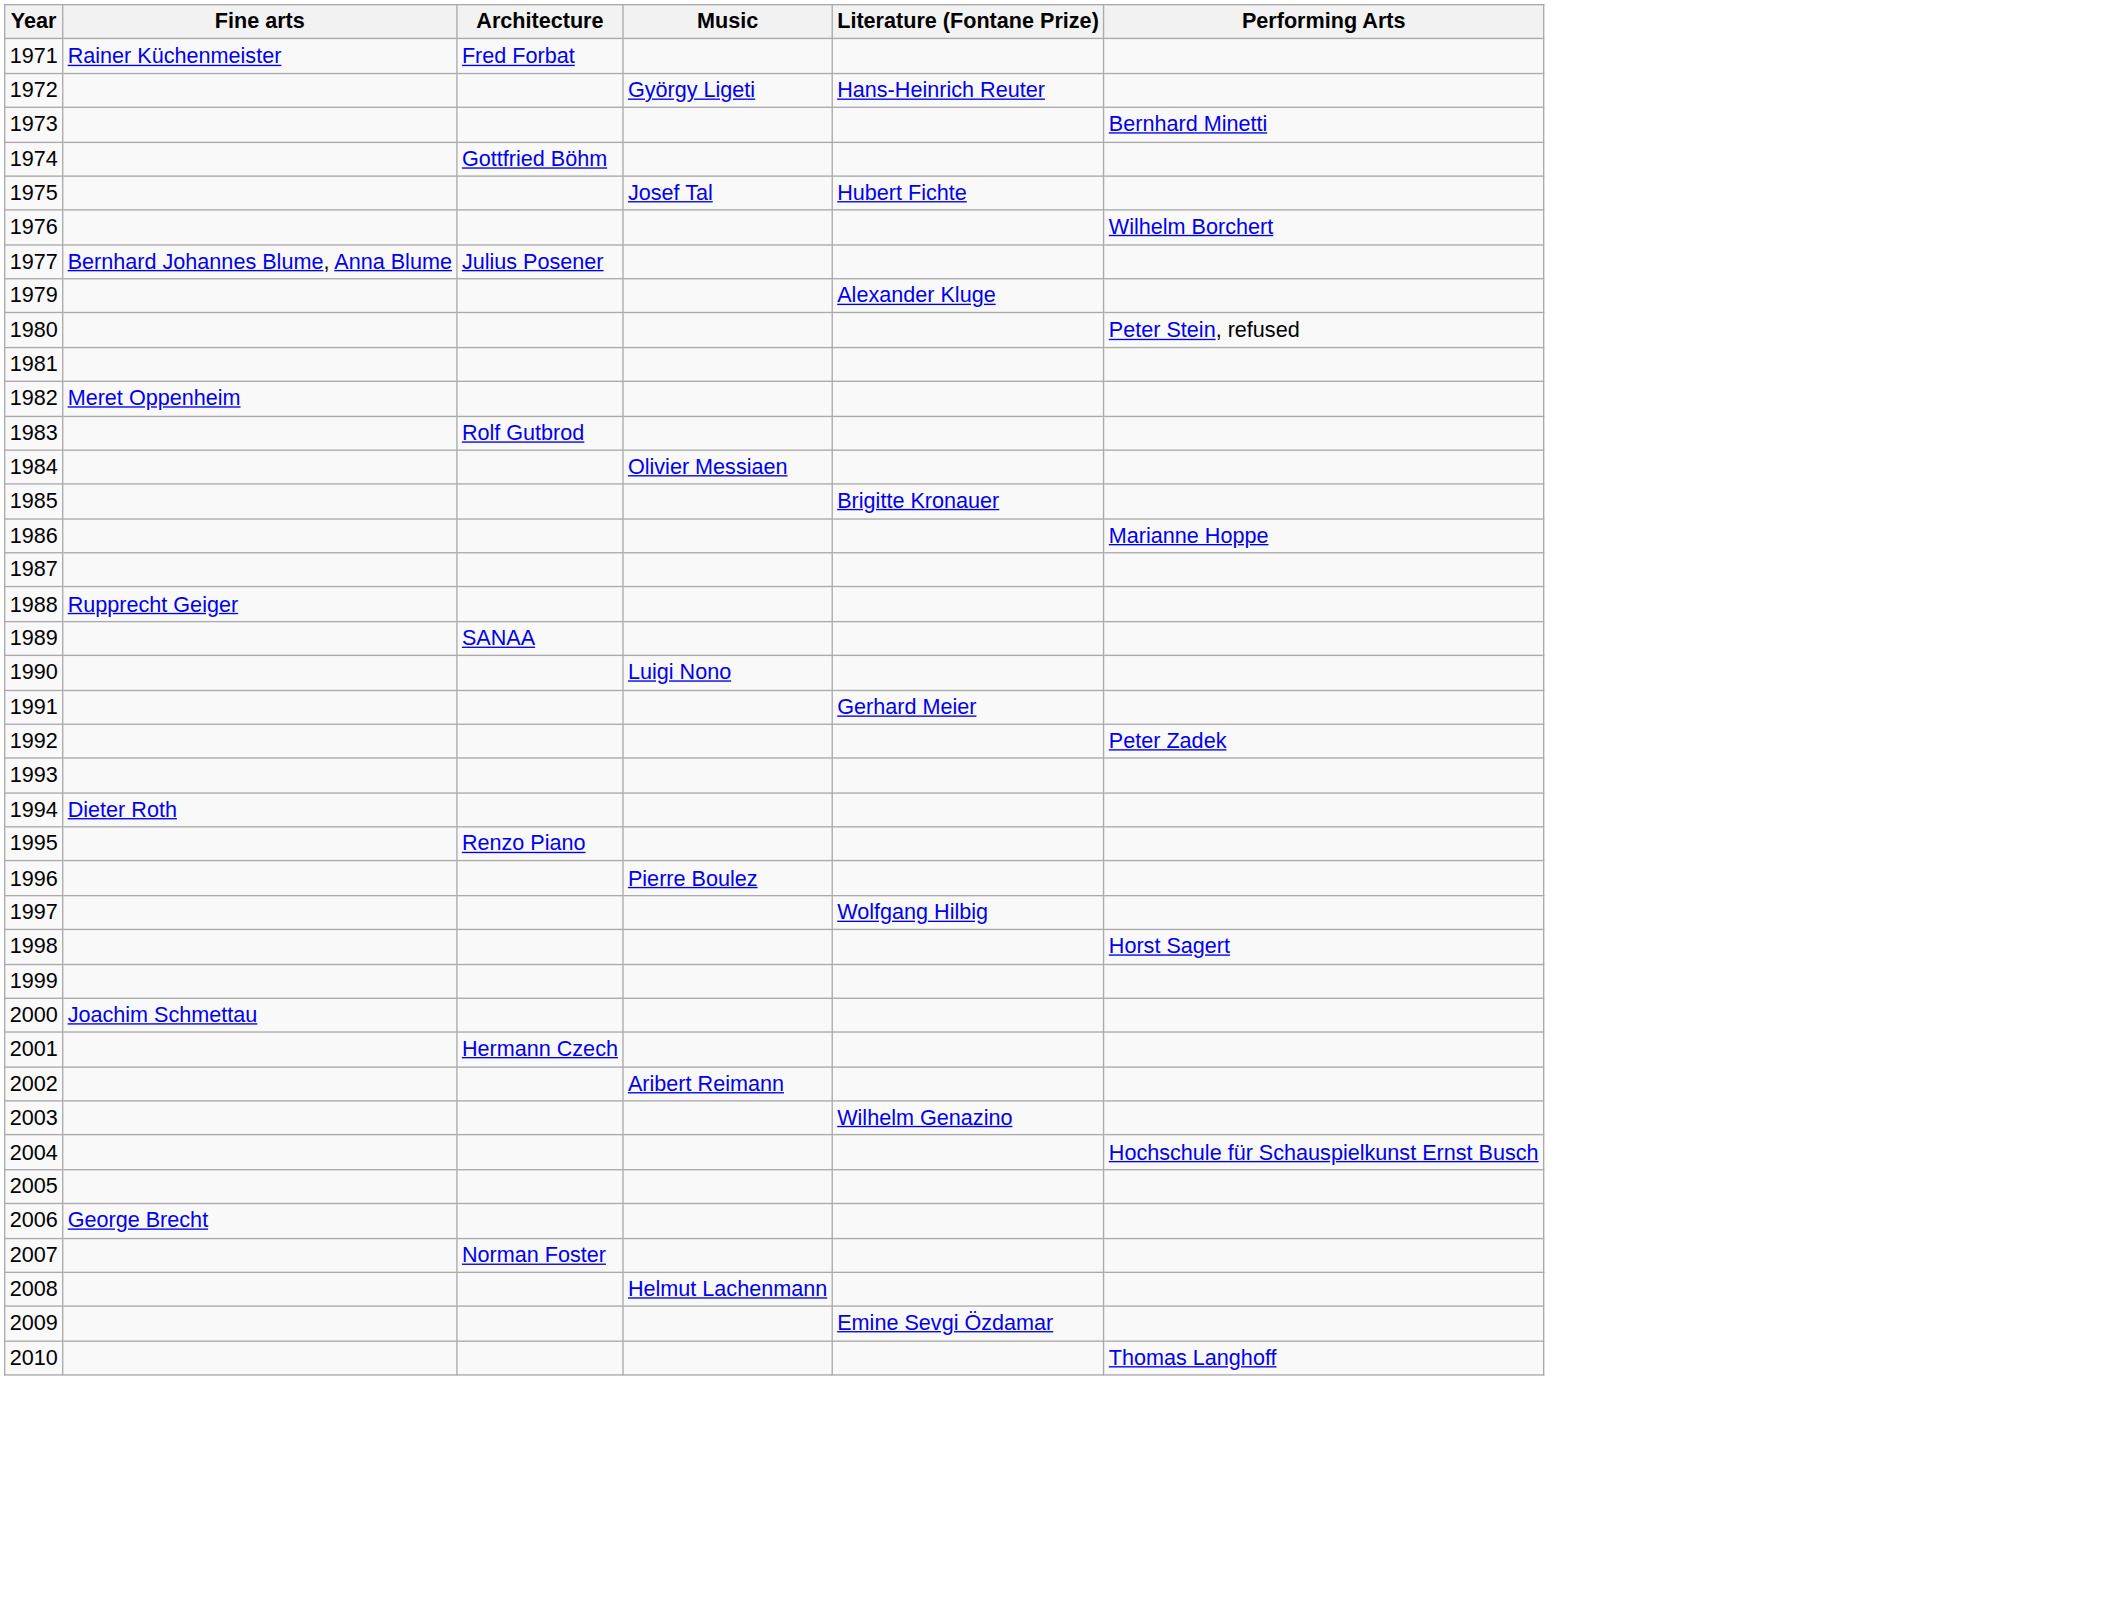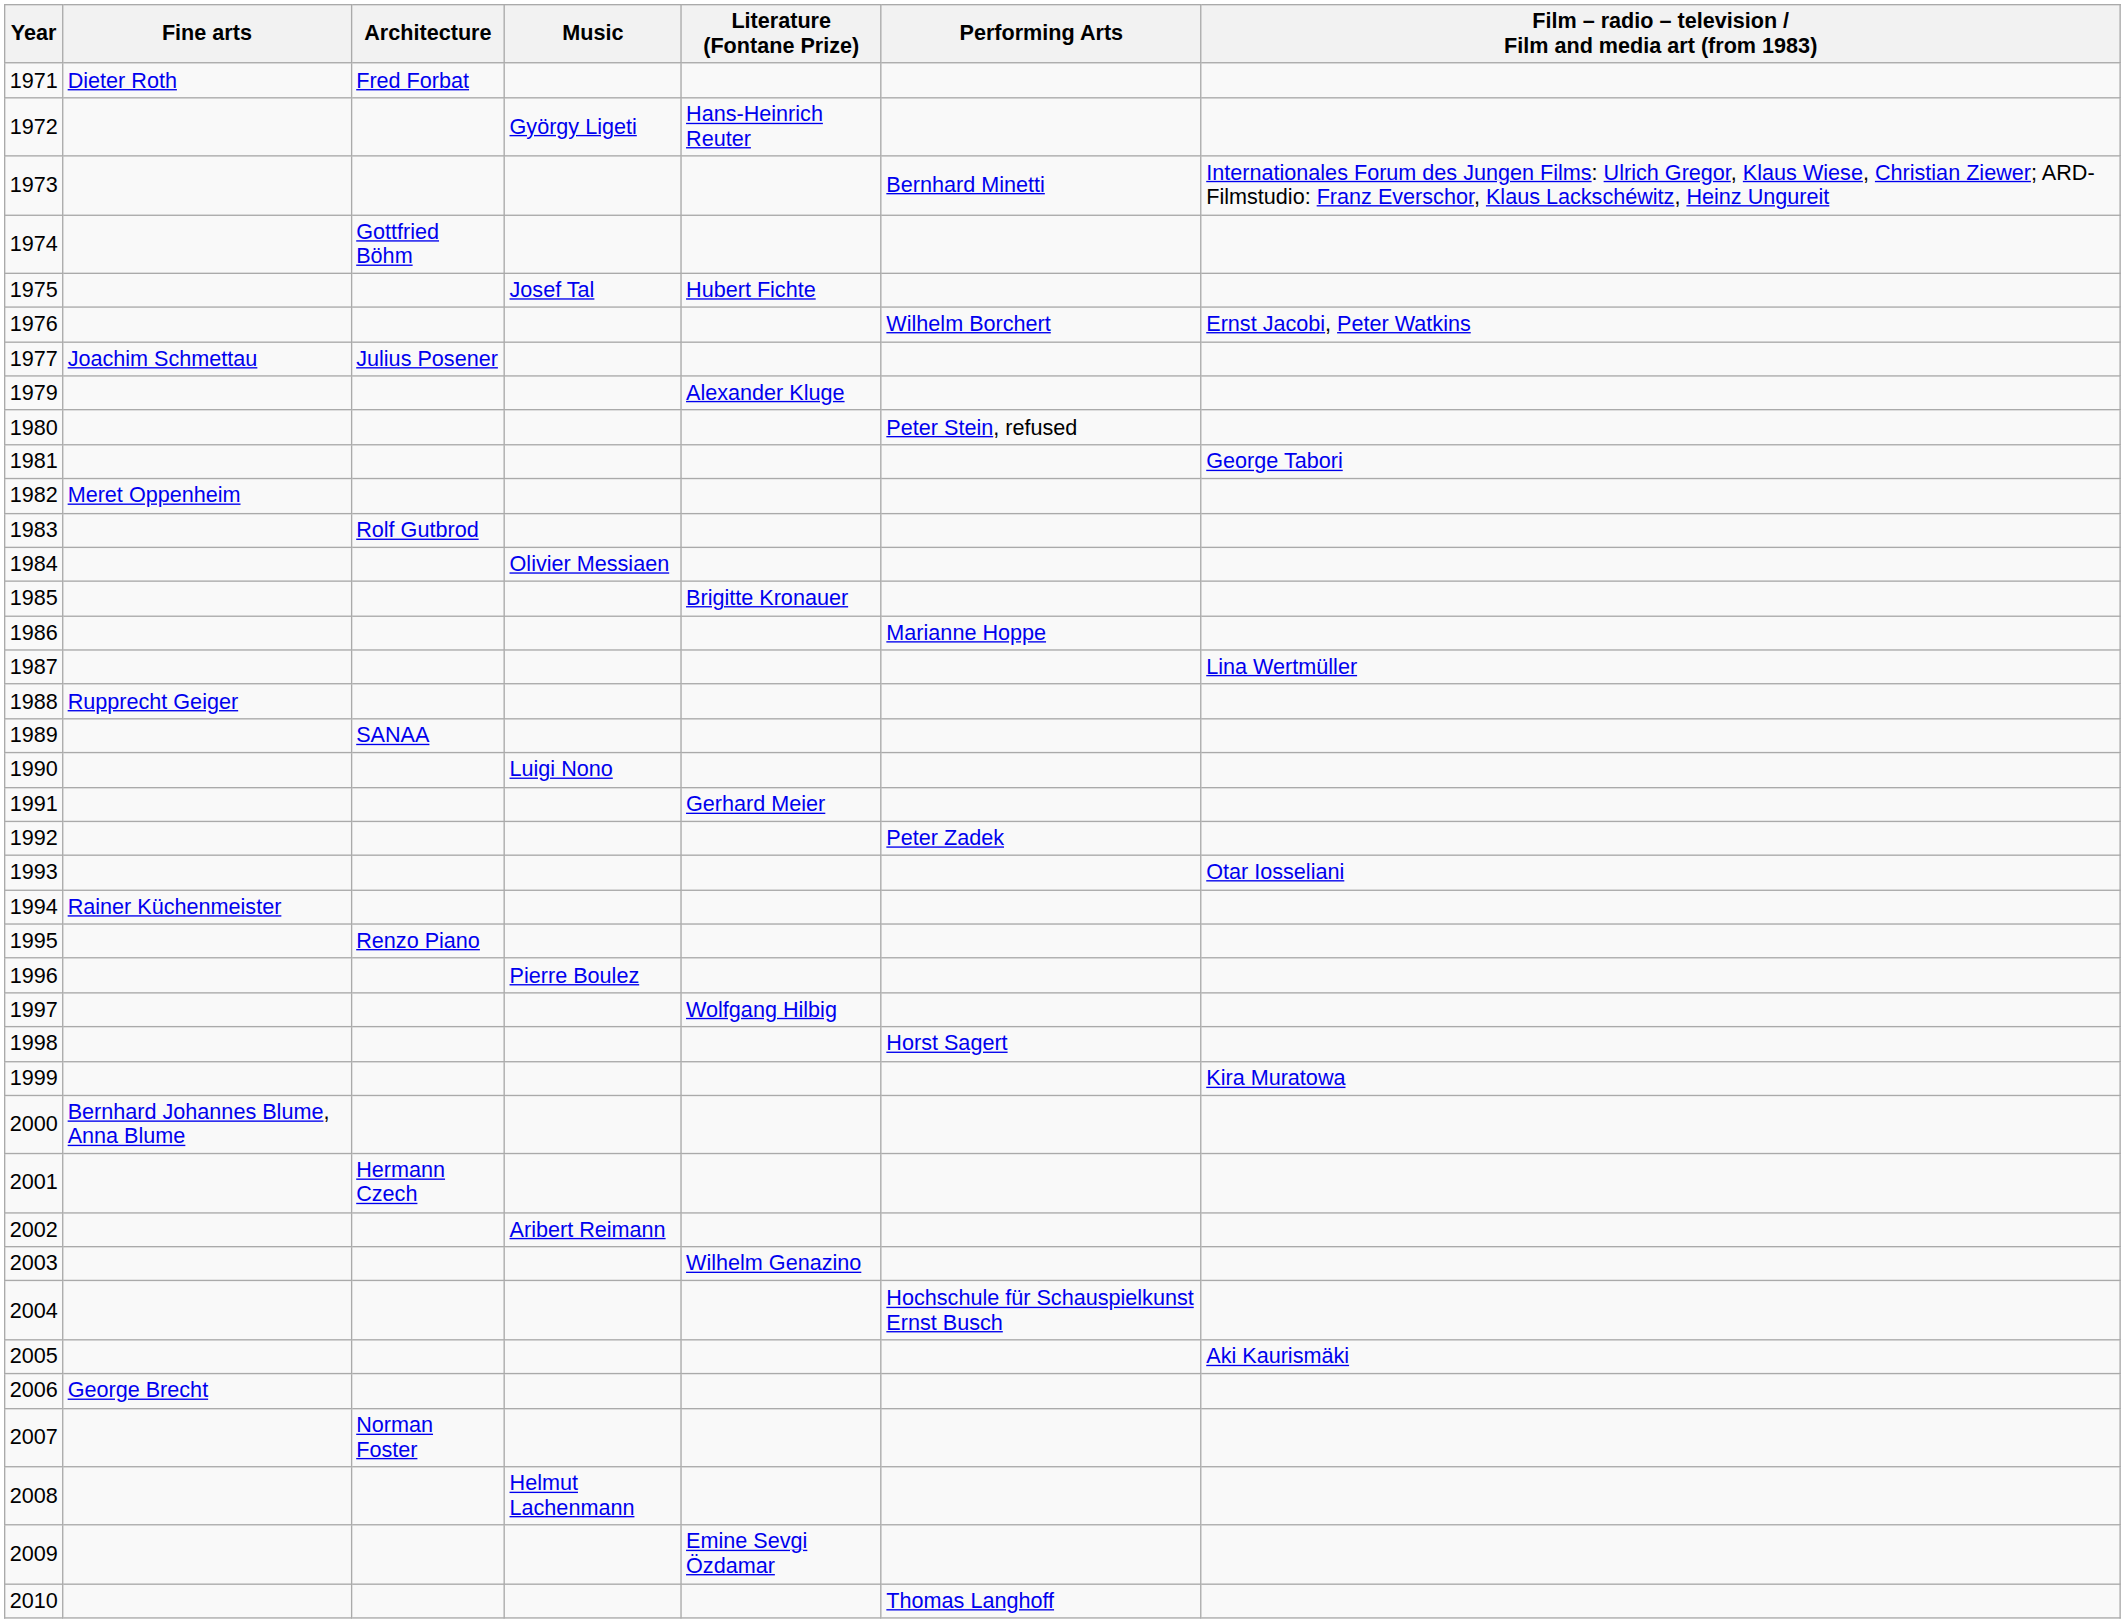+ column: (1661, 33)
(175, 55) Rainer Küchenmeister -> (122, 80) Dieter Roth
(260, 261) Bernhard Johannes Blume, Anna Blume -> (163, 358) Joachim Schmettau
(122, 809) Dieter Roth -> (175, 906) Rainer Küchenmeister
(163, 1015) Joachim Schmettau -> (199, 1124) Bernhard Johannes Blume, Anna Blume
